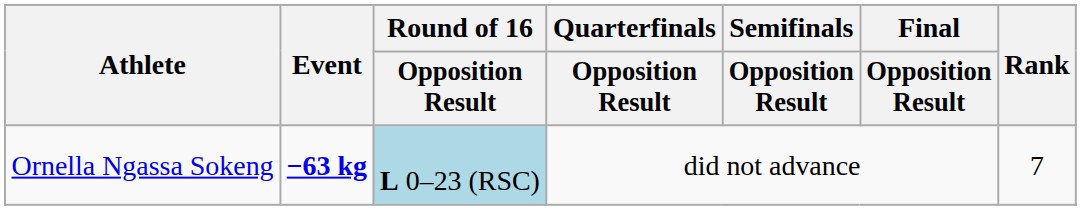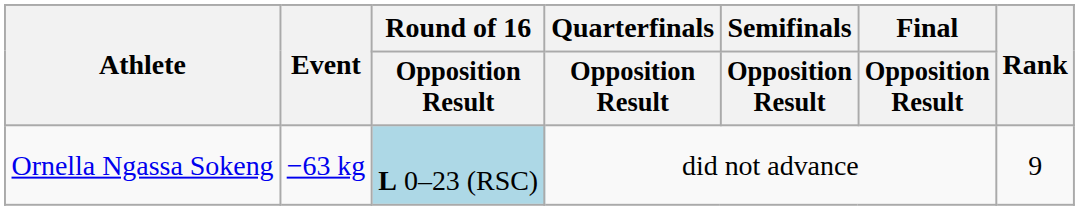(327, 165) bold -> (326, 165) normal
(1037, 165) 7 -> (1035, 165) 9
